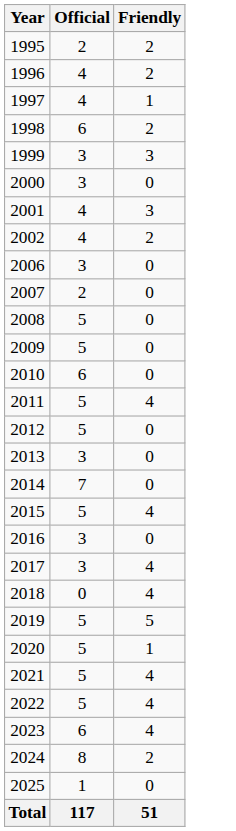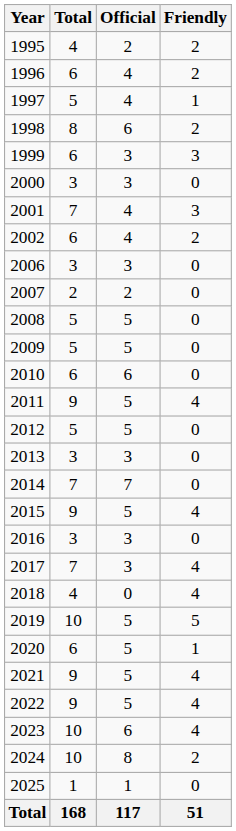+ column: (73, 18)
